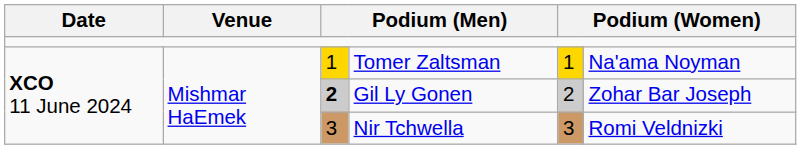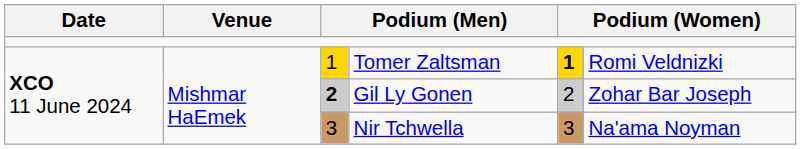(569, 62) normal -> (569, 62) bold
(664, 62) Na'ama Noyman -> (656, 62) Romi Veldnizki
(656, 127) Romi Veldnizki -> (664, 127) Na'ama Noyman
